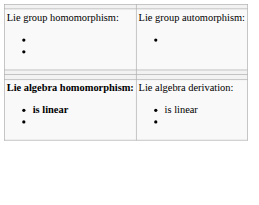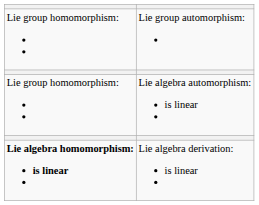+ row: (195, 100)
